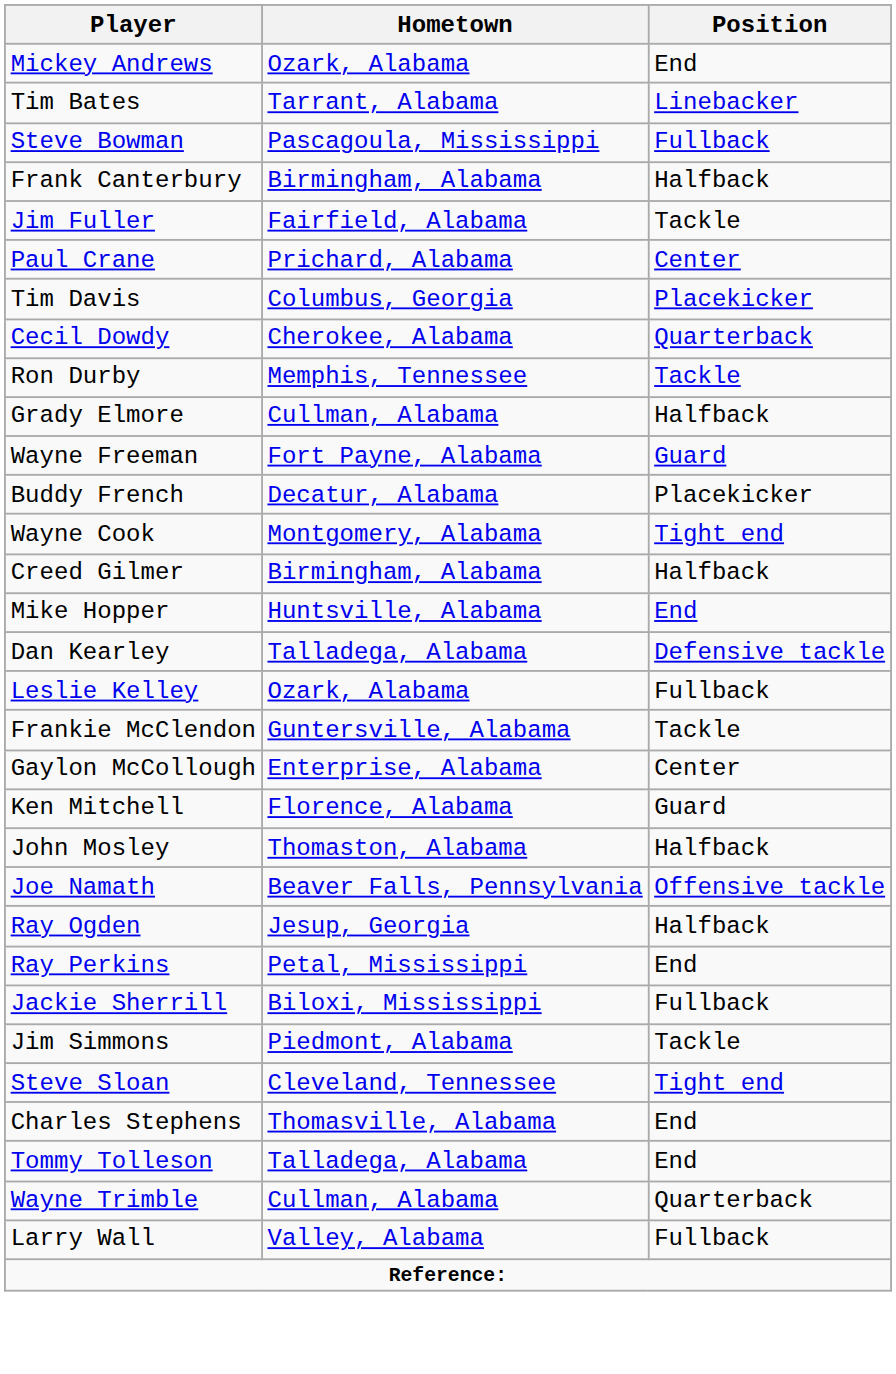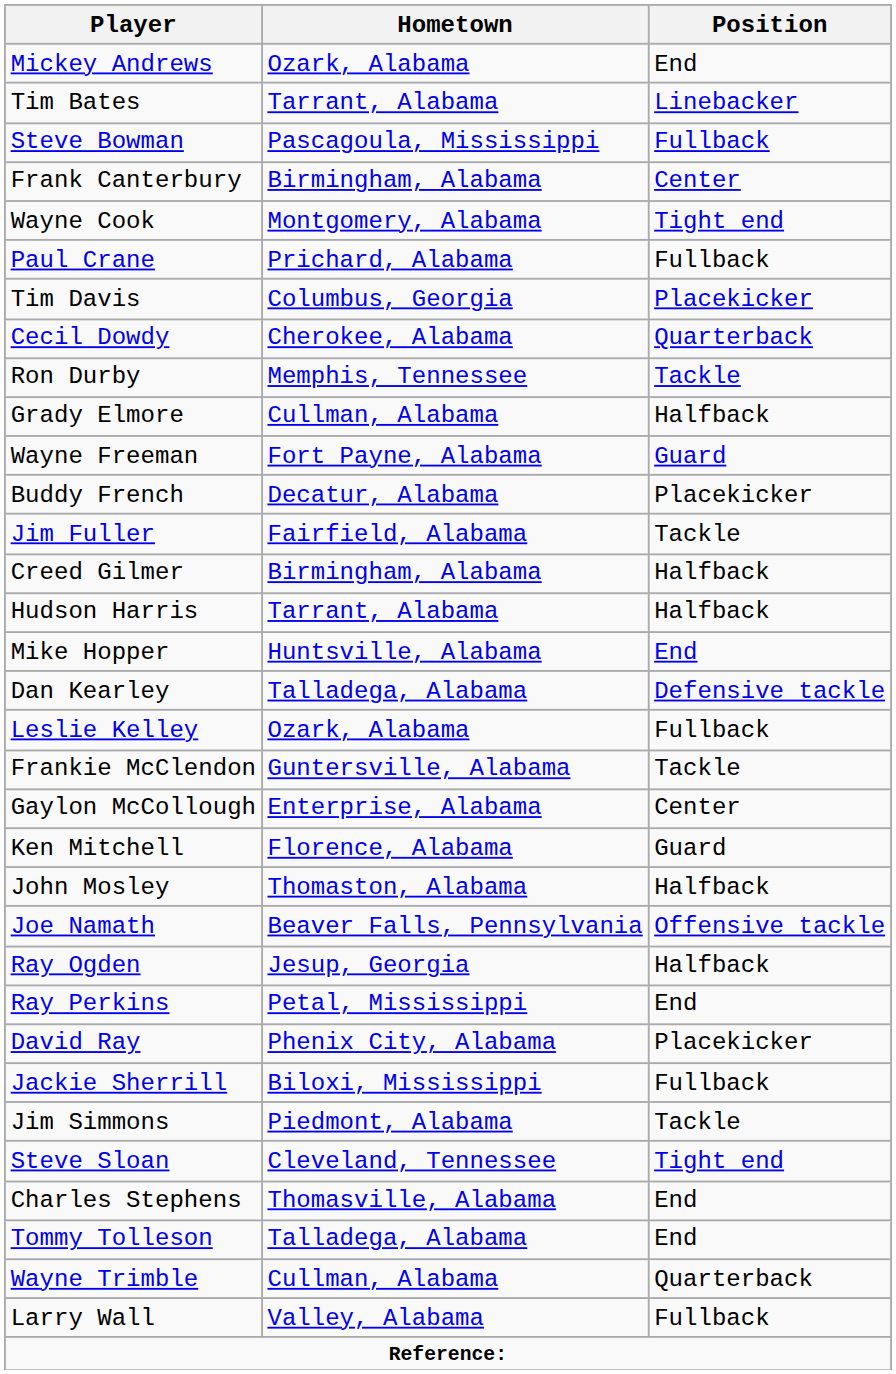(712, 181) Halfback -> (697, 181) Center
rows swapped: (83, 534) <-> (83, 221)
(697, 260) Center -> (712, 260) Fullback
+ row: (104, 612)
+ row: (76, 1044)
